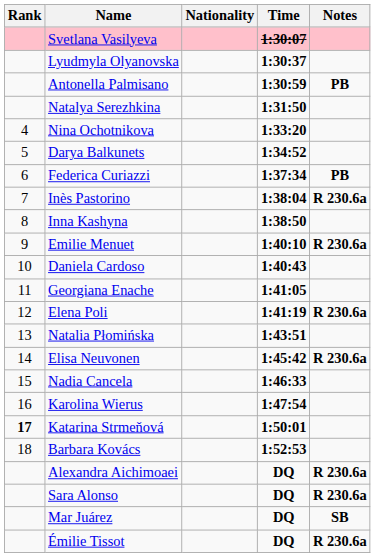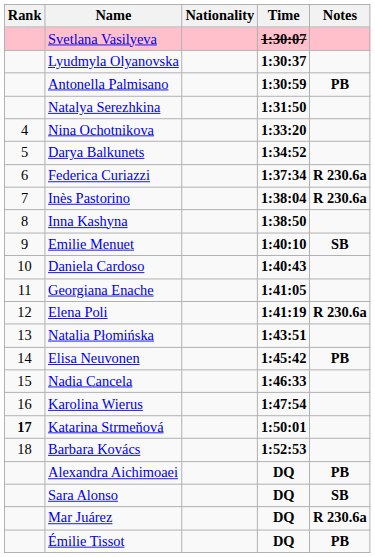(340, 175) PB -> (340, 175) R 230.6a
(340, 244) R 230.6a -> (340, 244) SB
(340, 358) R 230.6a -> (340, 358) PB
(340, 472) R 230.6a -> (340, 472) PB
(340, 495) R 230.6a -> (340, 495) SB
(340, 518) SB -> (340, 518) R 230.6a
(340, 541) R 230.6a -> (340, 541) PB
